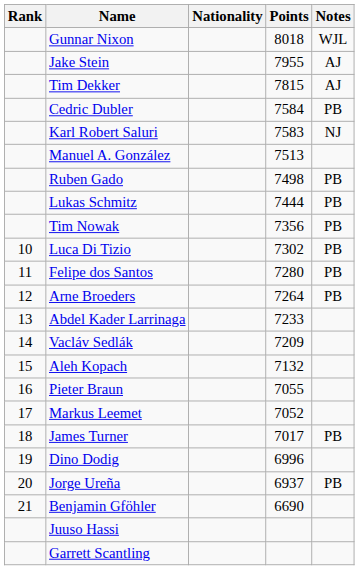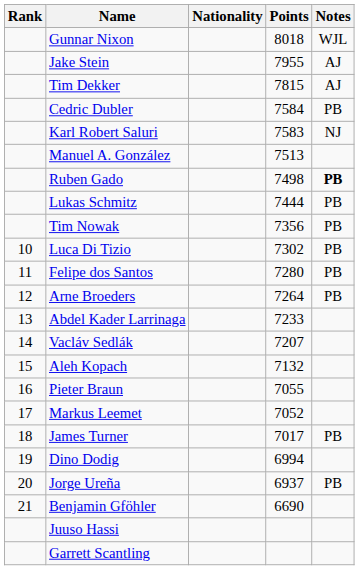(333, 179) normal -> (333, 179) bold
(289, 343) 7209 -> (289, 343) 7207
(289, 459) 6996 -> (289, 459) 6994
